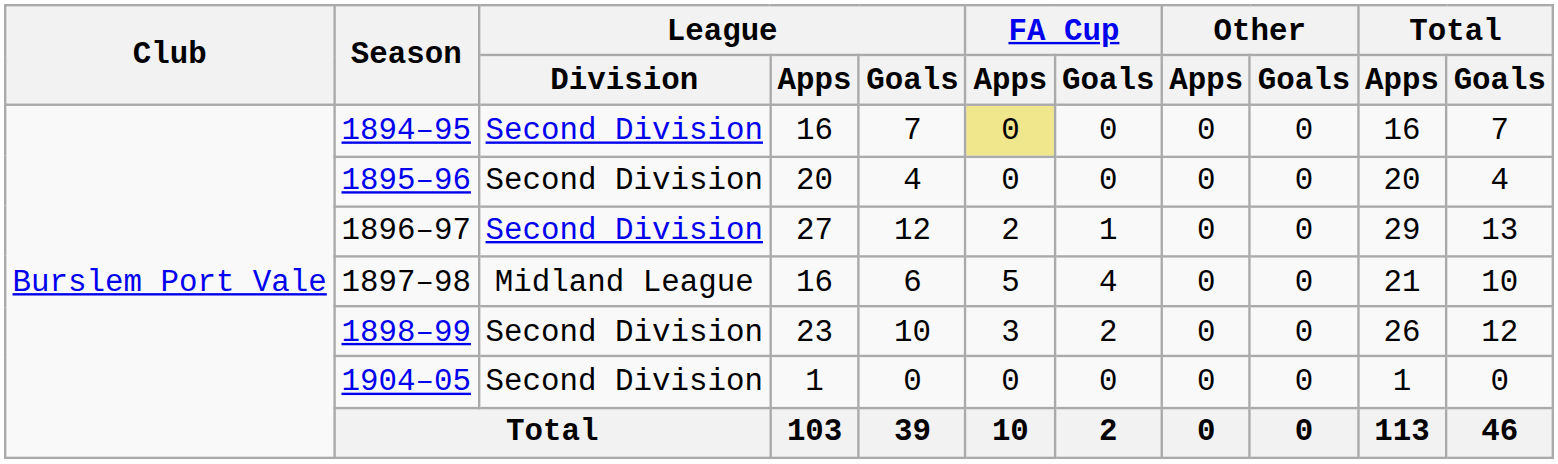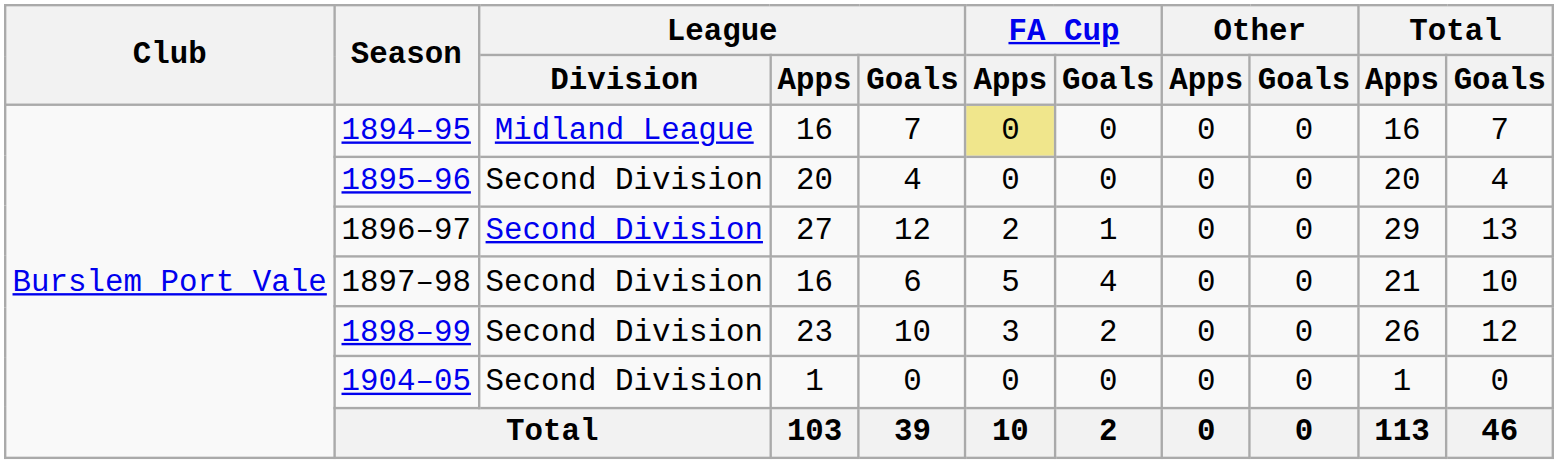(624, 131) Second Division -> (624, 131) Midland League
(624, 281) Midland League -> (624, 281) Second Division
